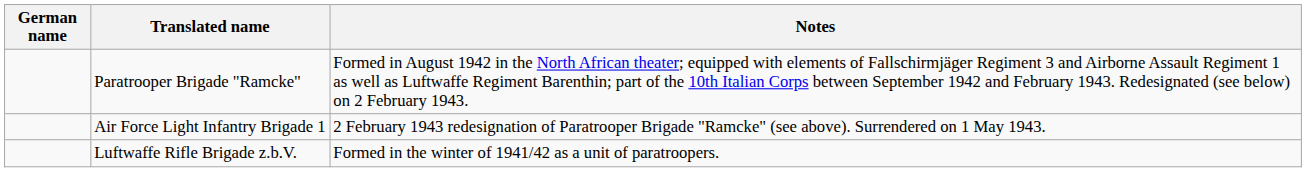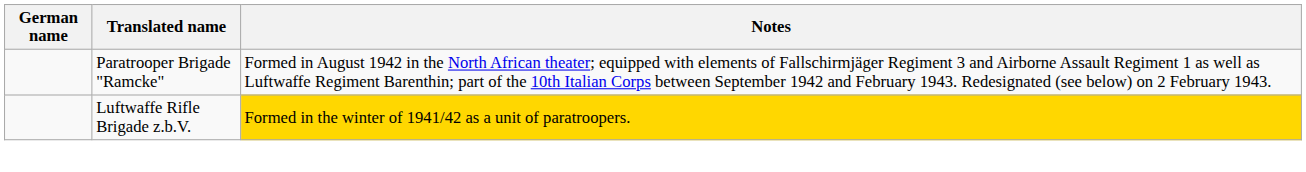- row: (210, 126)
(526, 153) no background -> (437, 117) gold background
